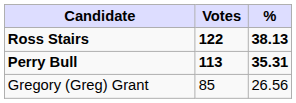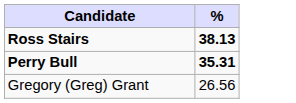- column: (222, 16)
